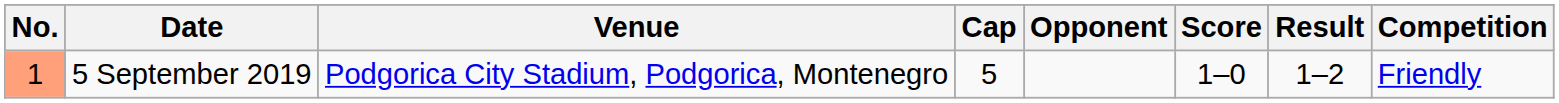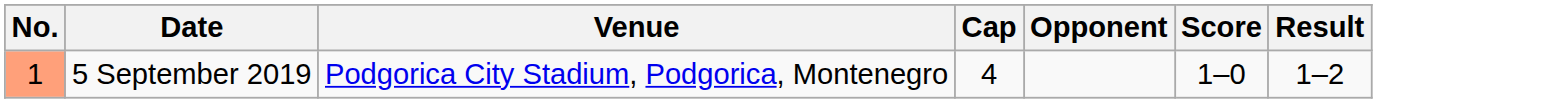- column: (1463, 27)
(989, 73) 5 -> (989, 73) 4
